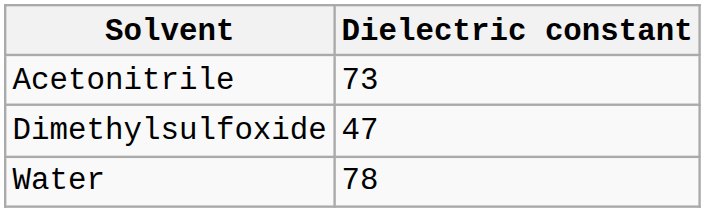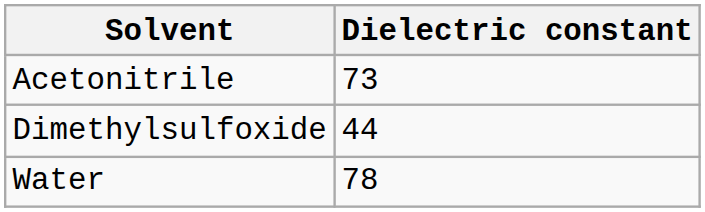(360, 131) 47 -> (360, 131) 44
